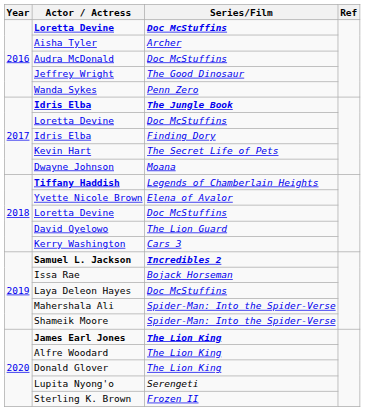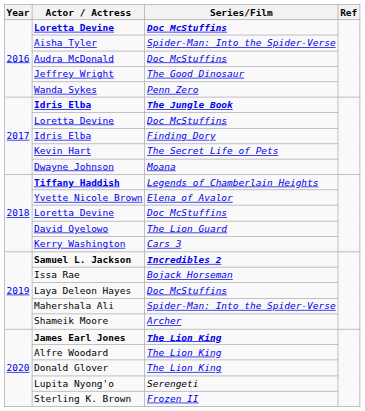(164, 43) Archer -> (241, 43) Spider-Man: Into the Spider-Verse
(241, 321) Spider-Man: Into the Spider-Verse -> (164, 321) Archer
